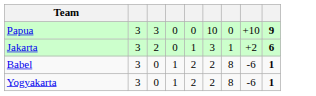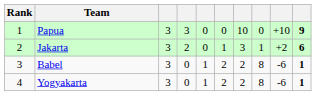+ column: (20, 13)
